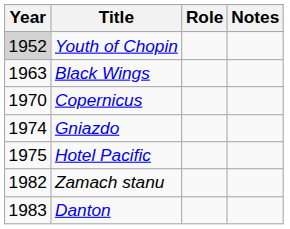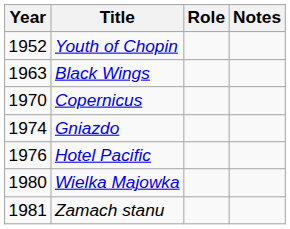(28, 45) lightgrey background -> (28, 45) no background
(28, 155) 1975 -> (28, 155) 1976
+ row: (117, 182)
(28, 182) 1982 -> (28, 210) 1981
- row: (83, 210)
